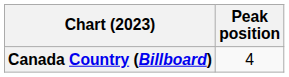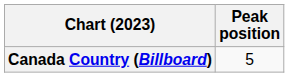(250, 59) 4 -> (250, 59) 5
